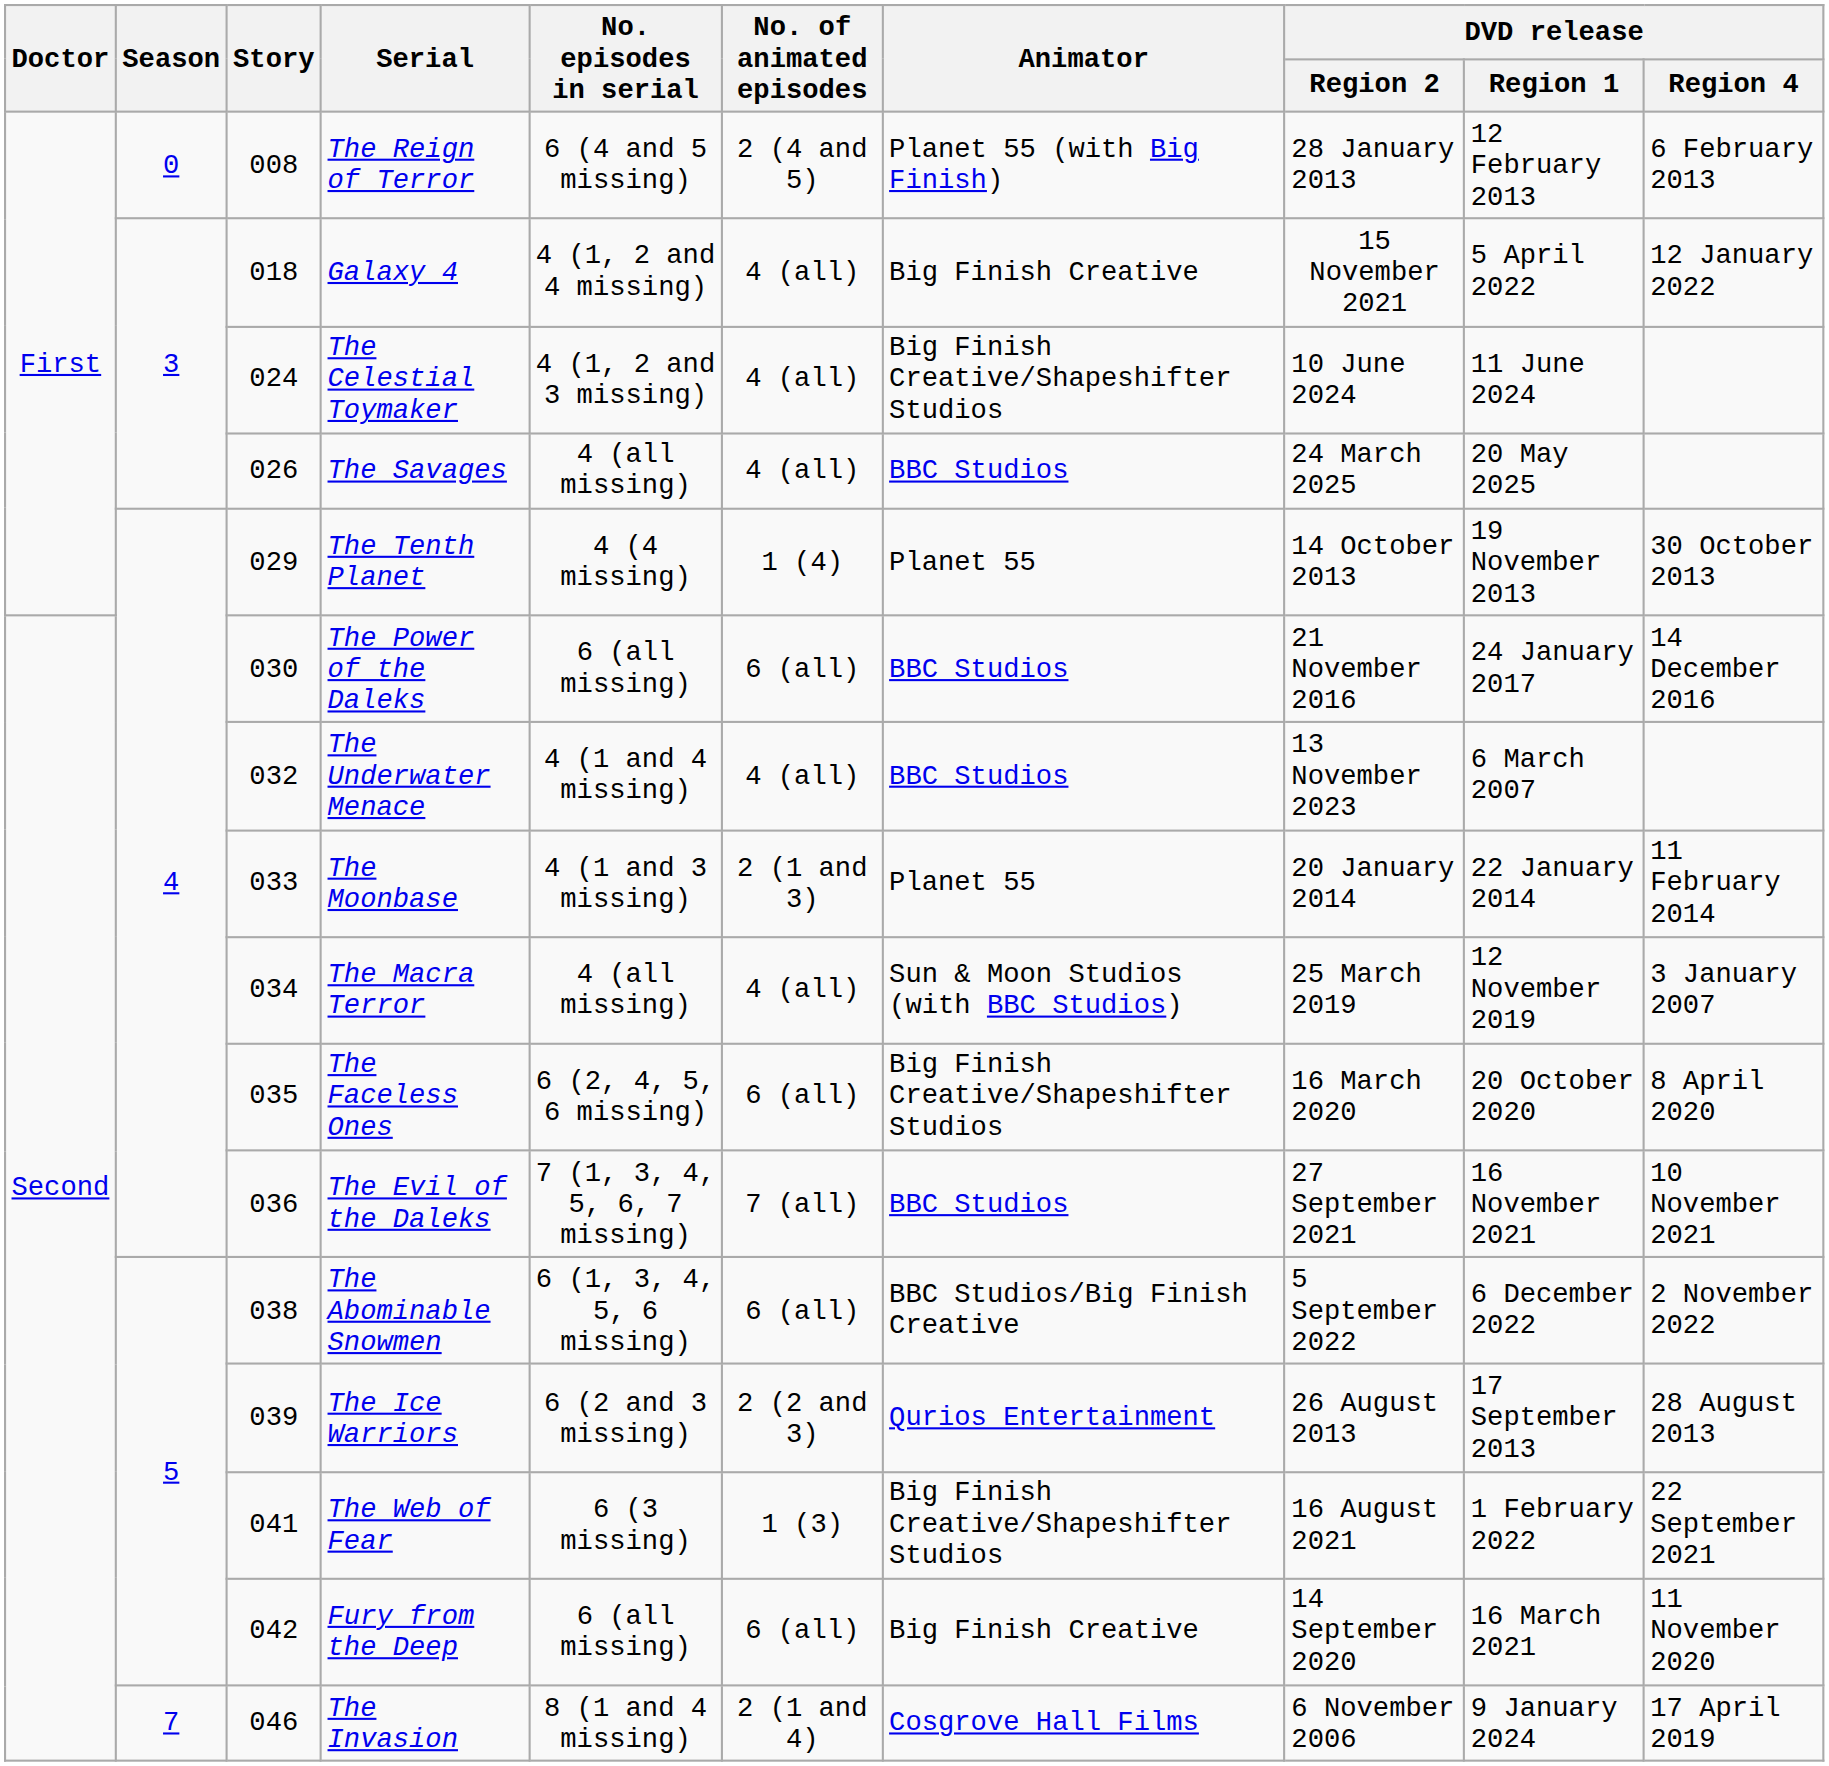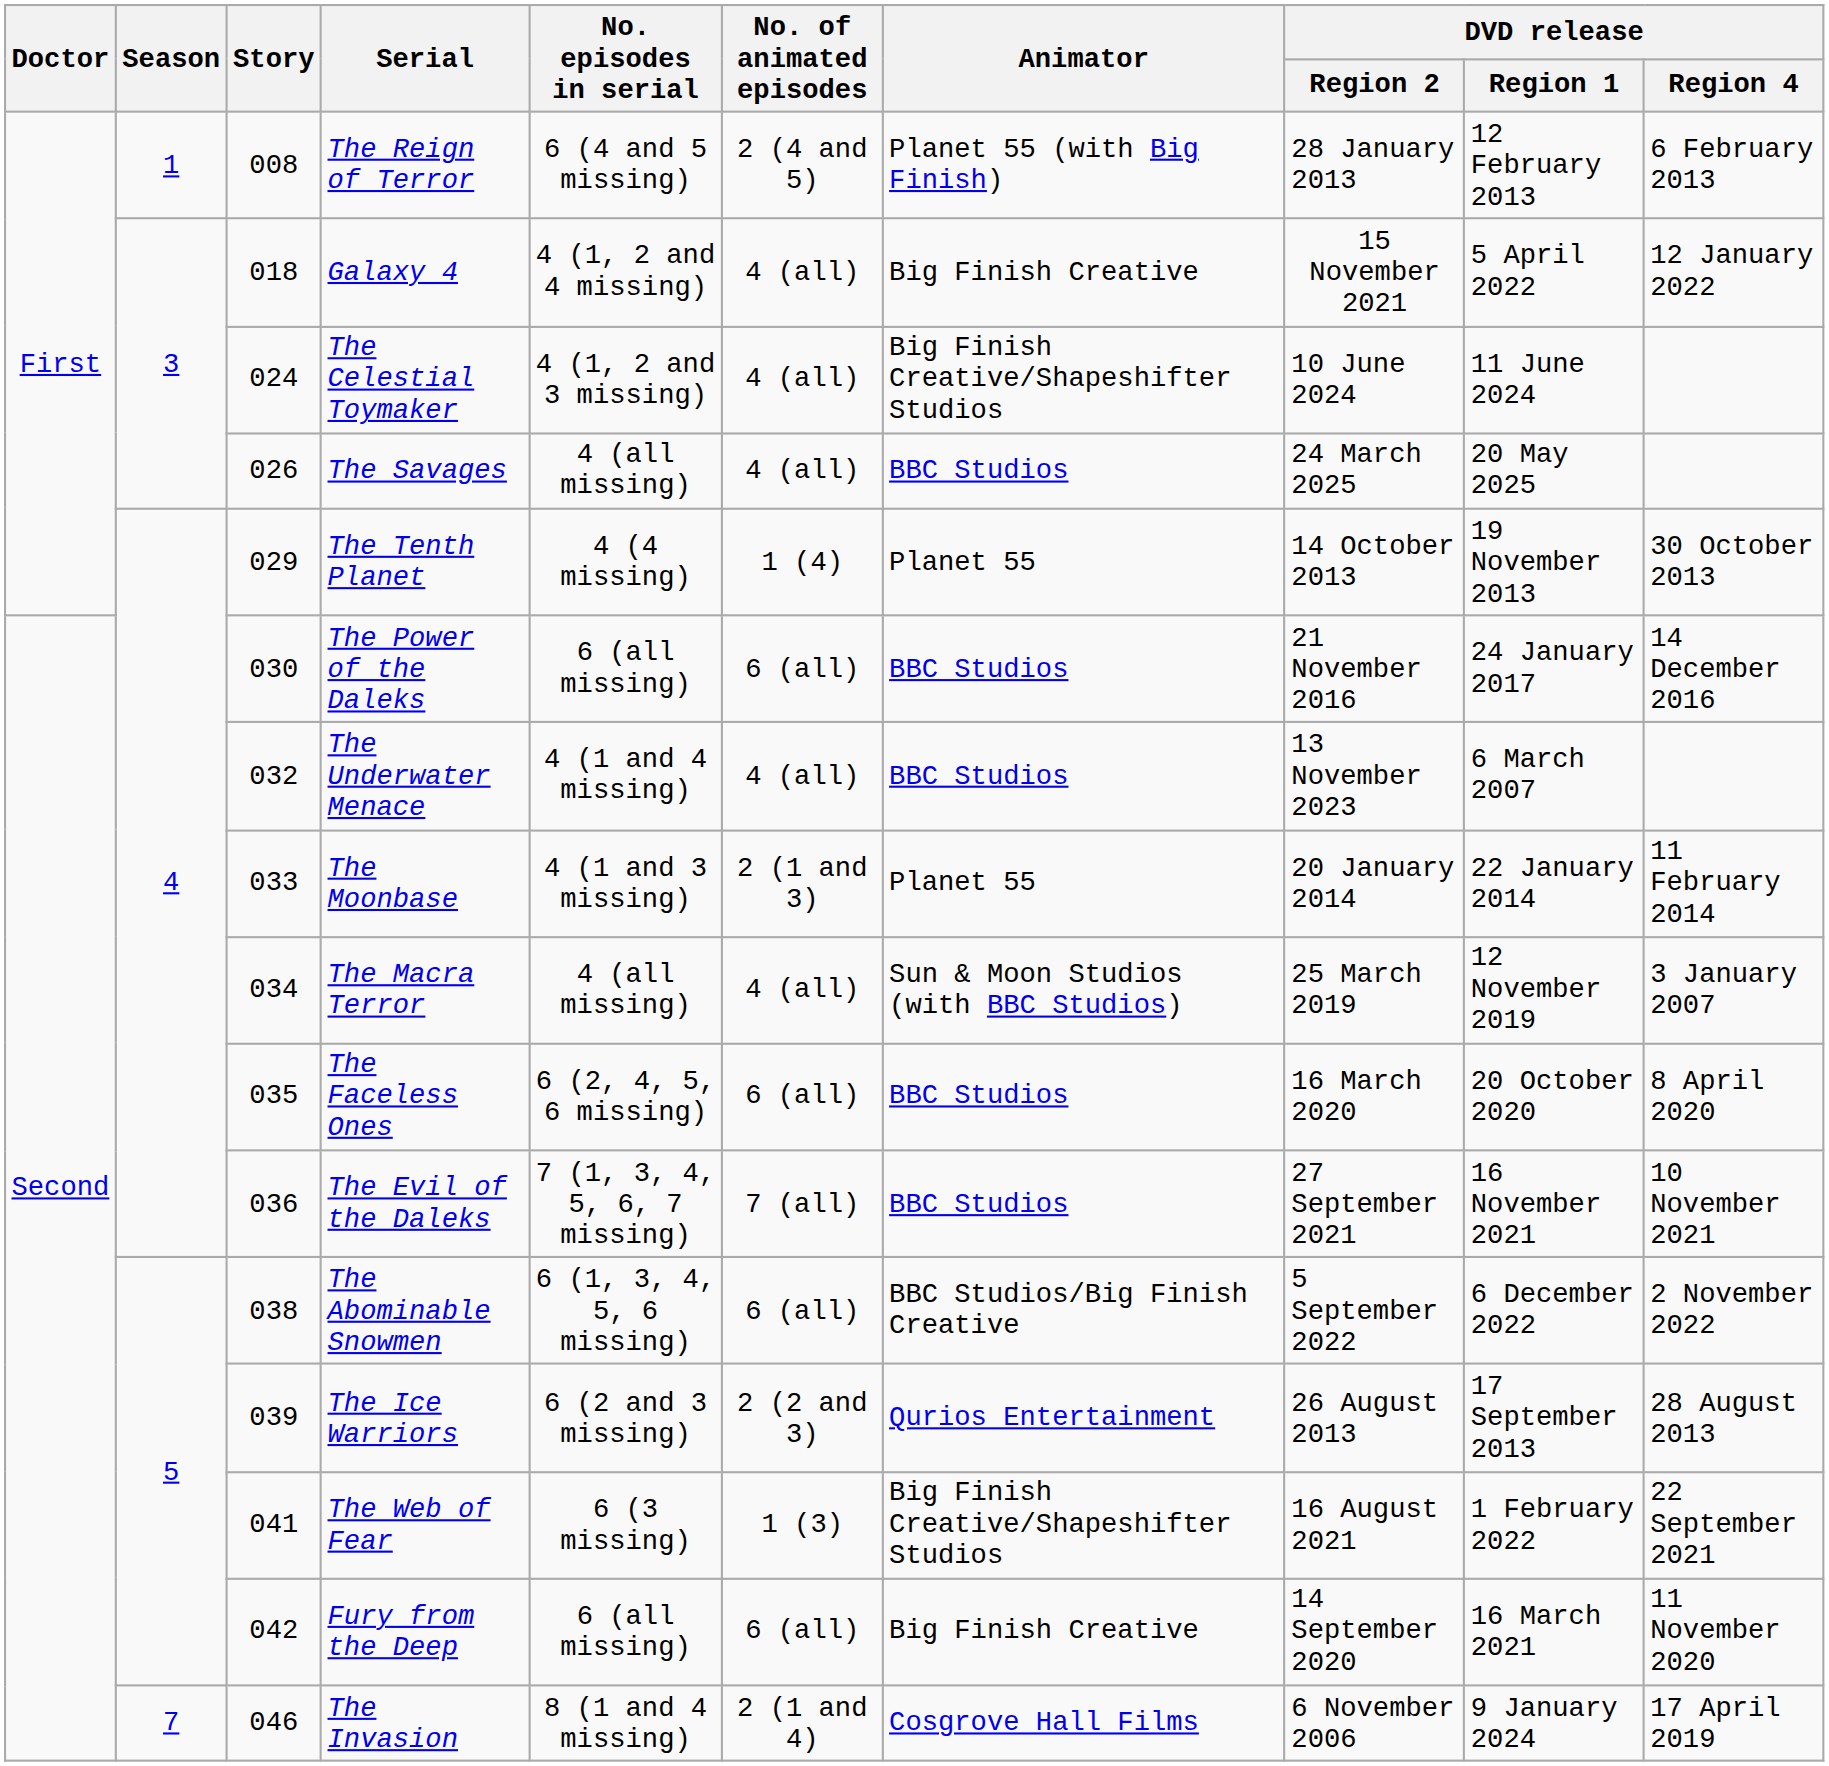(171, 166) 0 -> (171, 166) 1
(1060, 1097) Big Finish Creative/Shapeshifter Studios -> (979, 1097) BBC Studios
